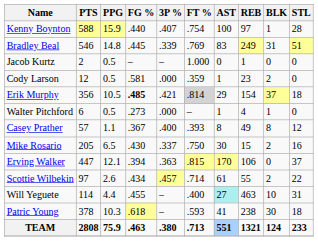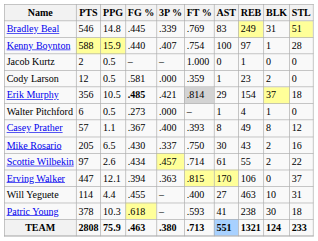rows swapped: (33, 46) <-> (39, 29)
(246, 145) 15 -> (246, 145) 43
rows swapped: (36, 161) <-> (40, 178)
(222, 194) paleturquoise background -> (222, 194) no background
